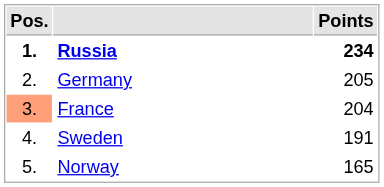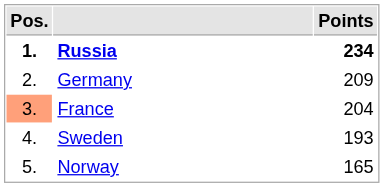(359, 80) 205 -> (359, 80) 209
(359, 138) 191 -> (359, 138) 193
